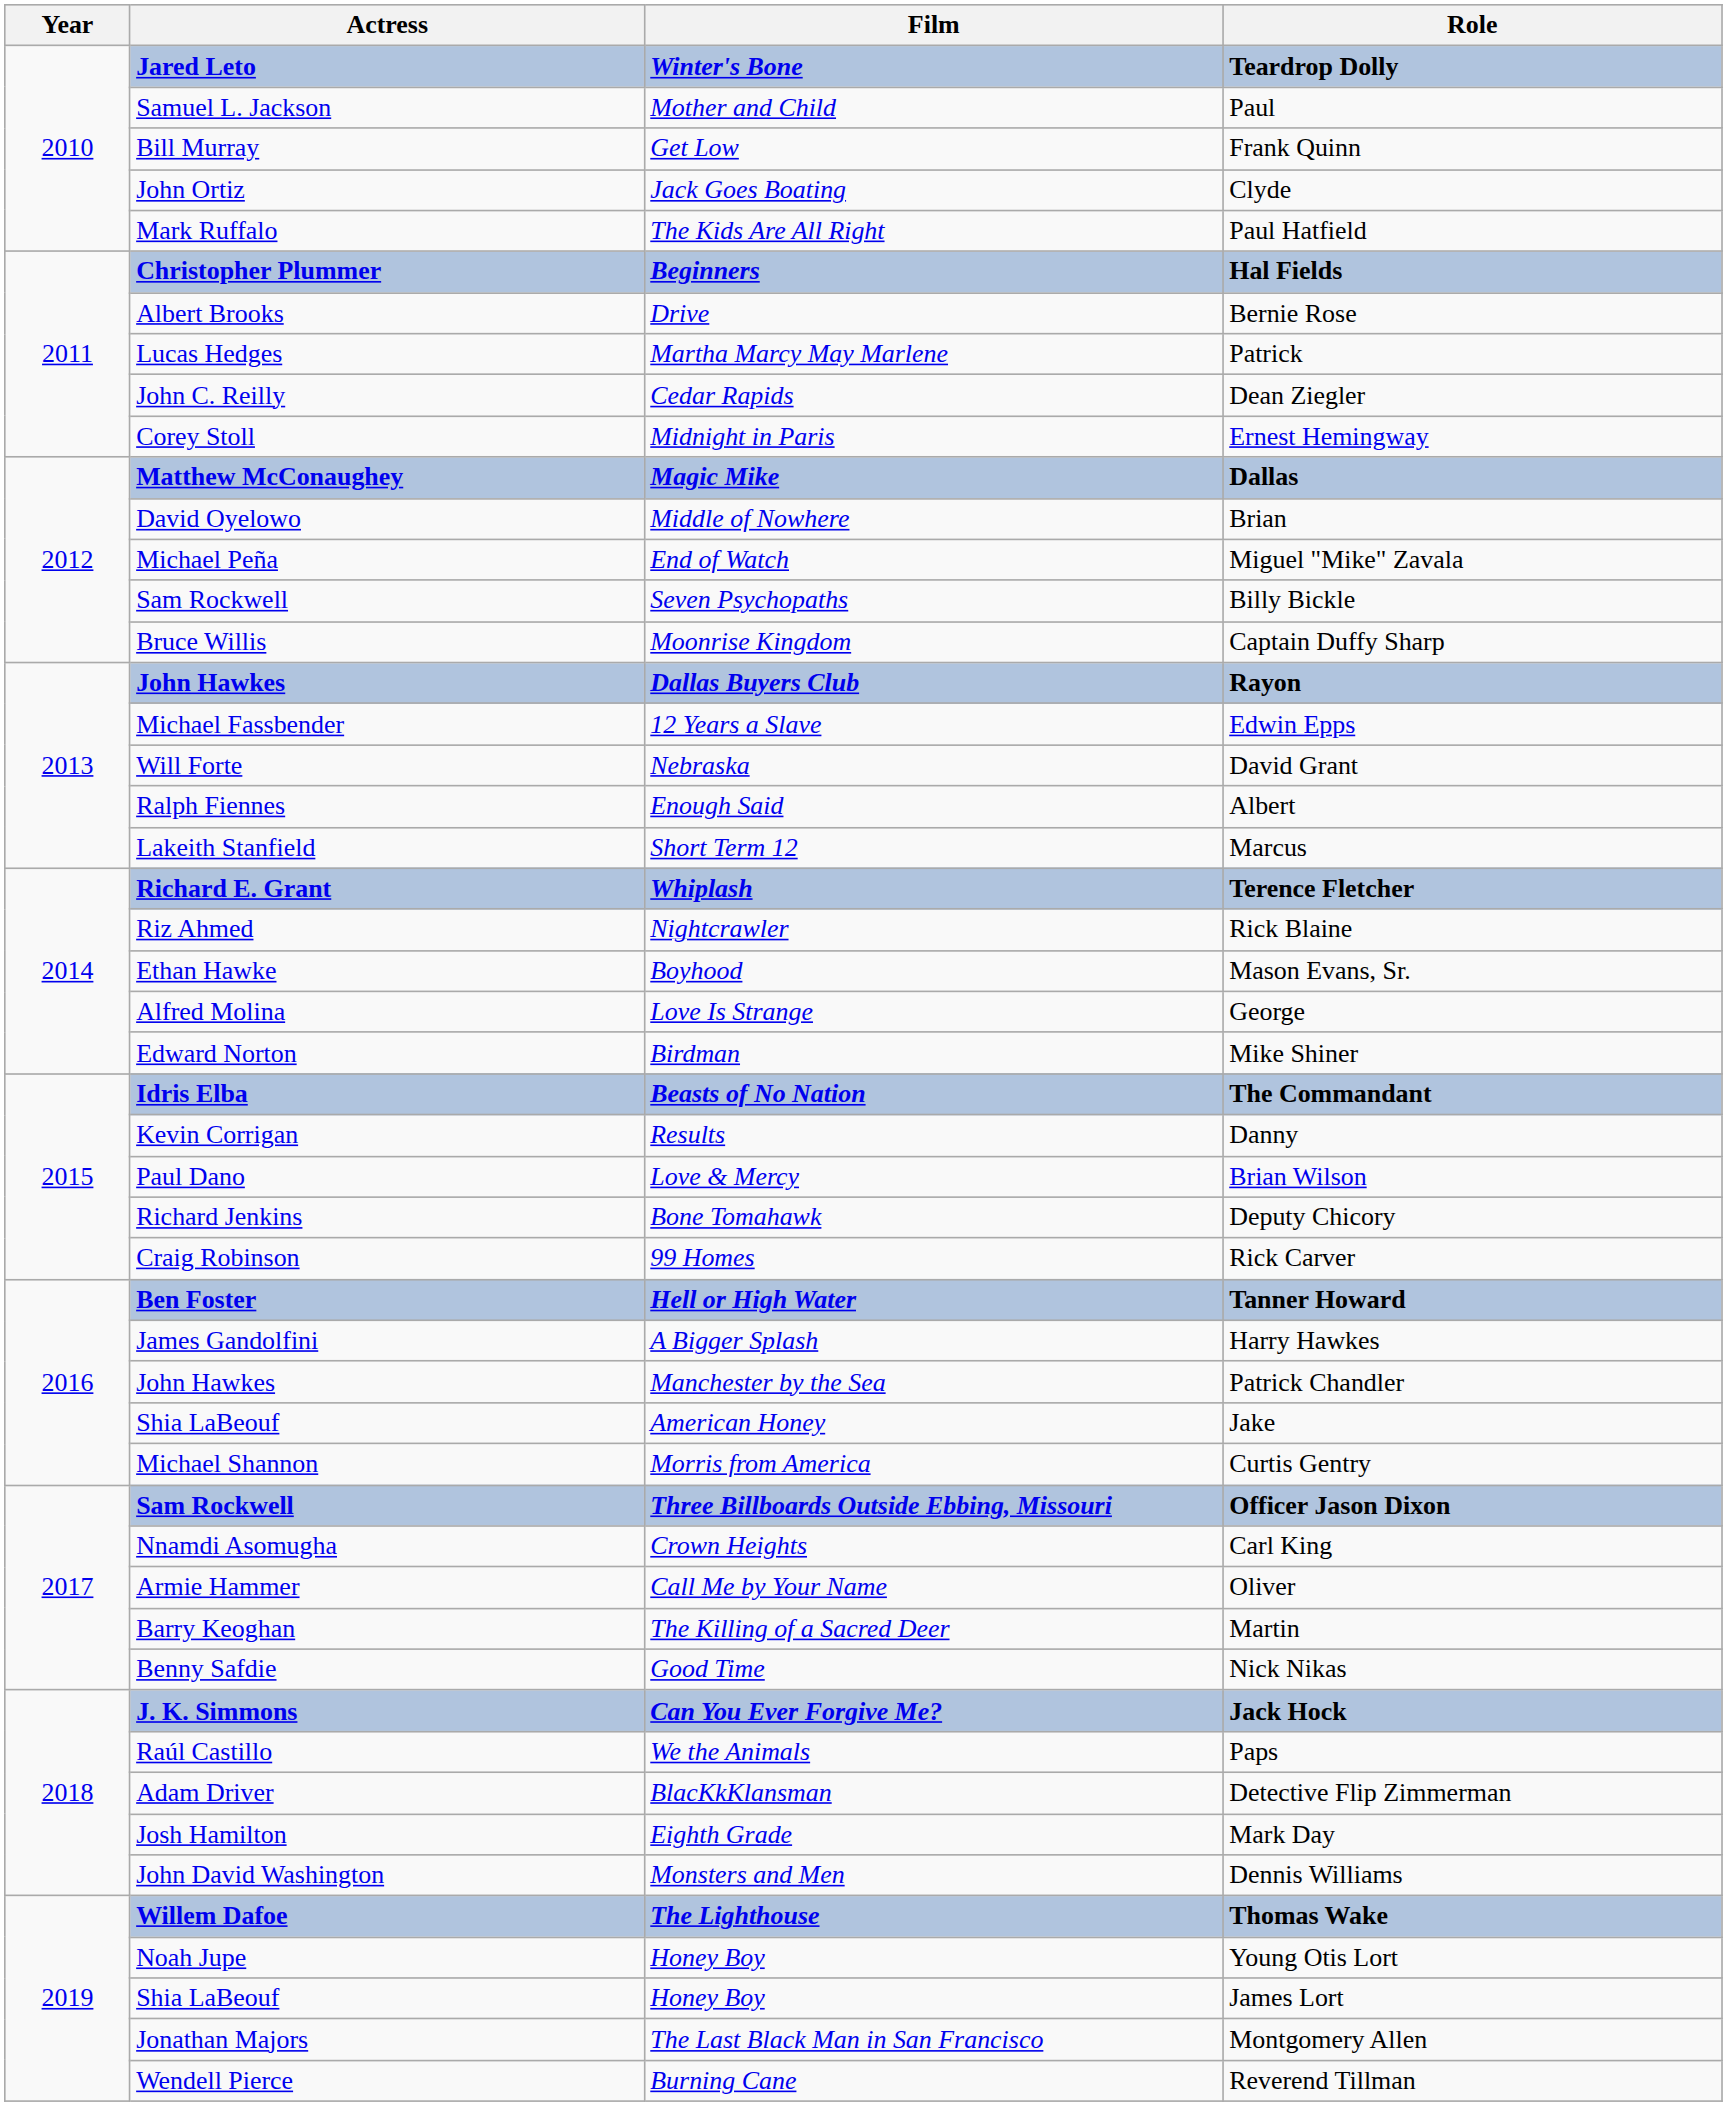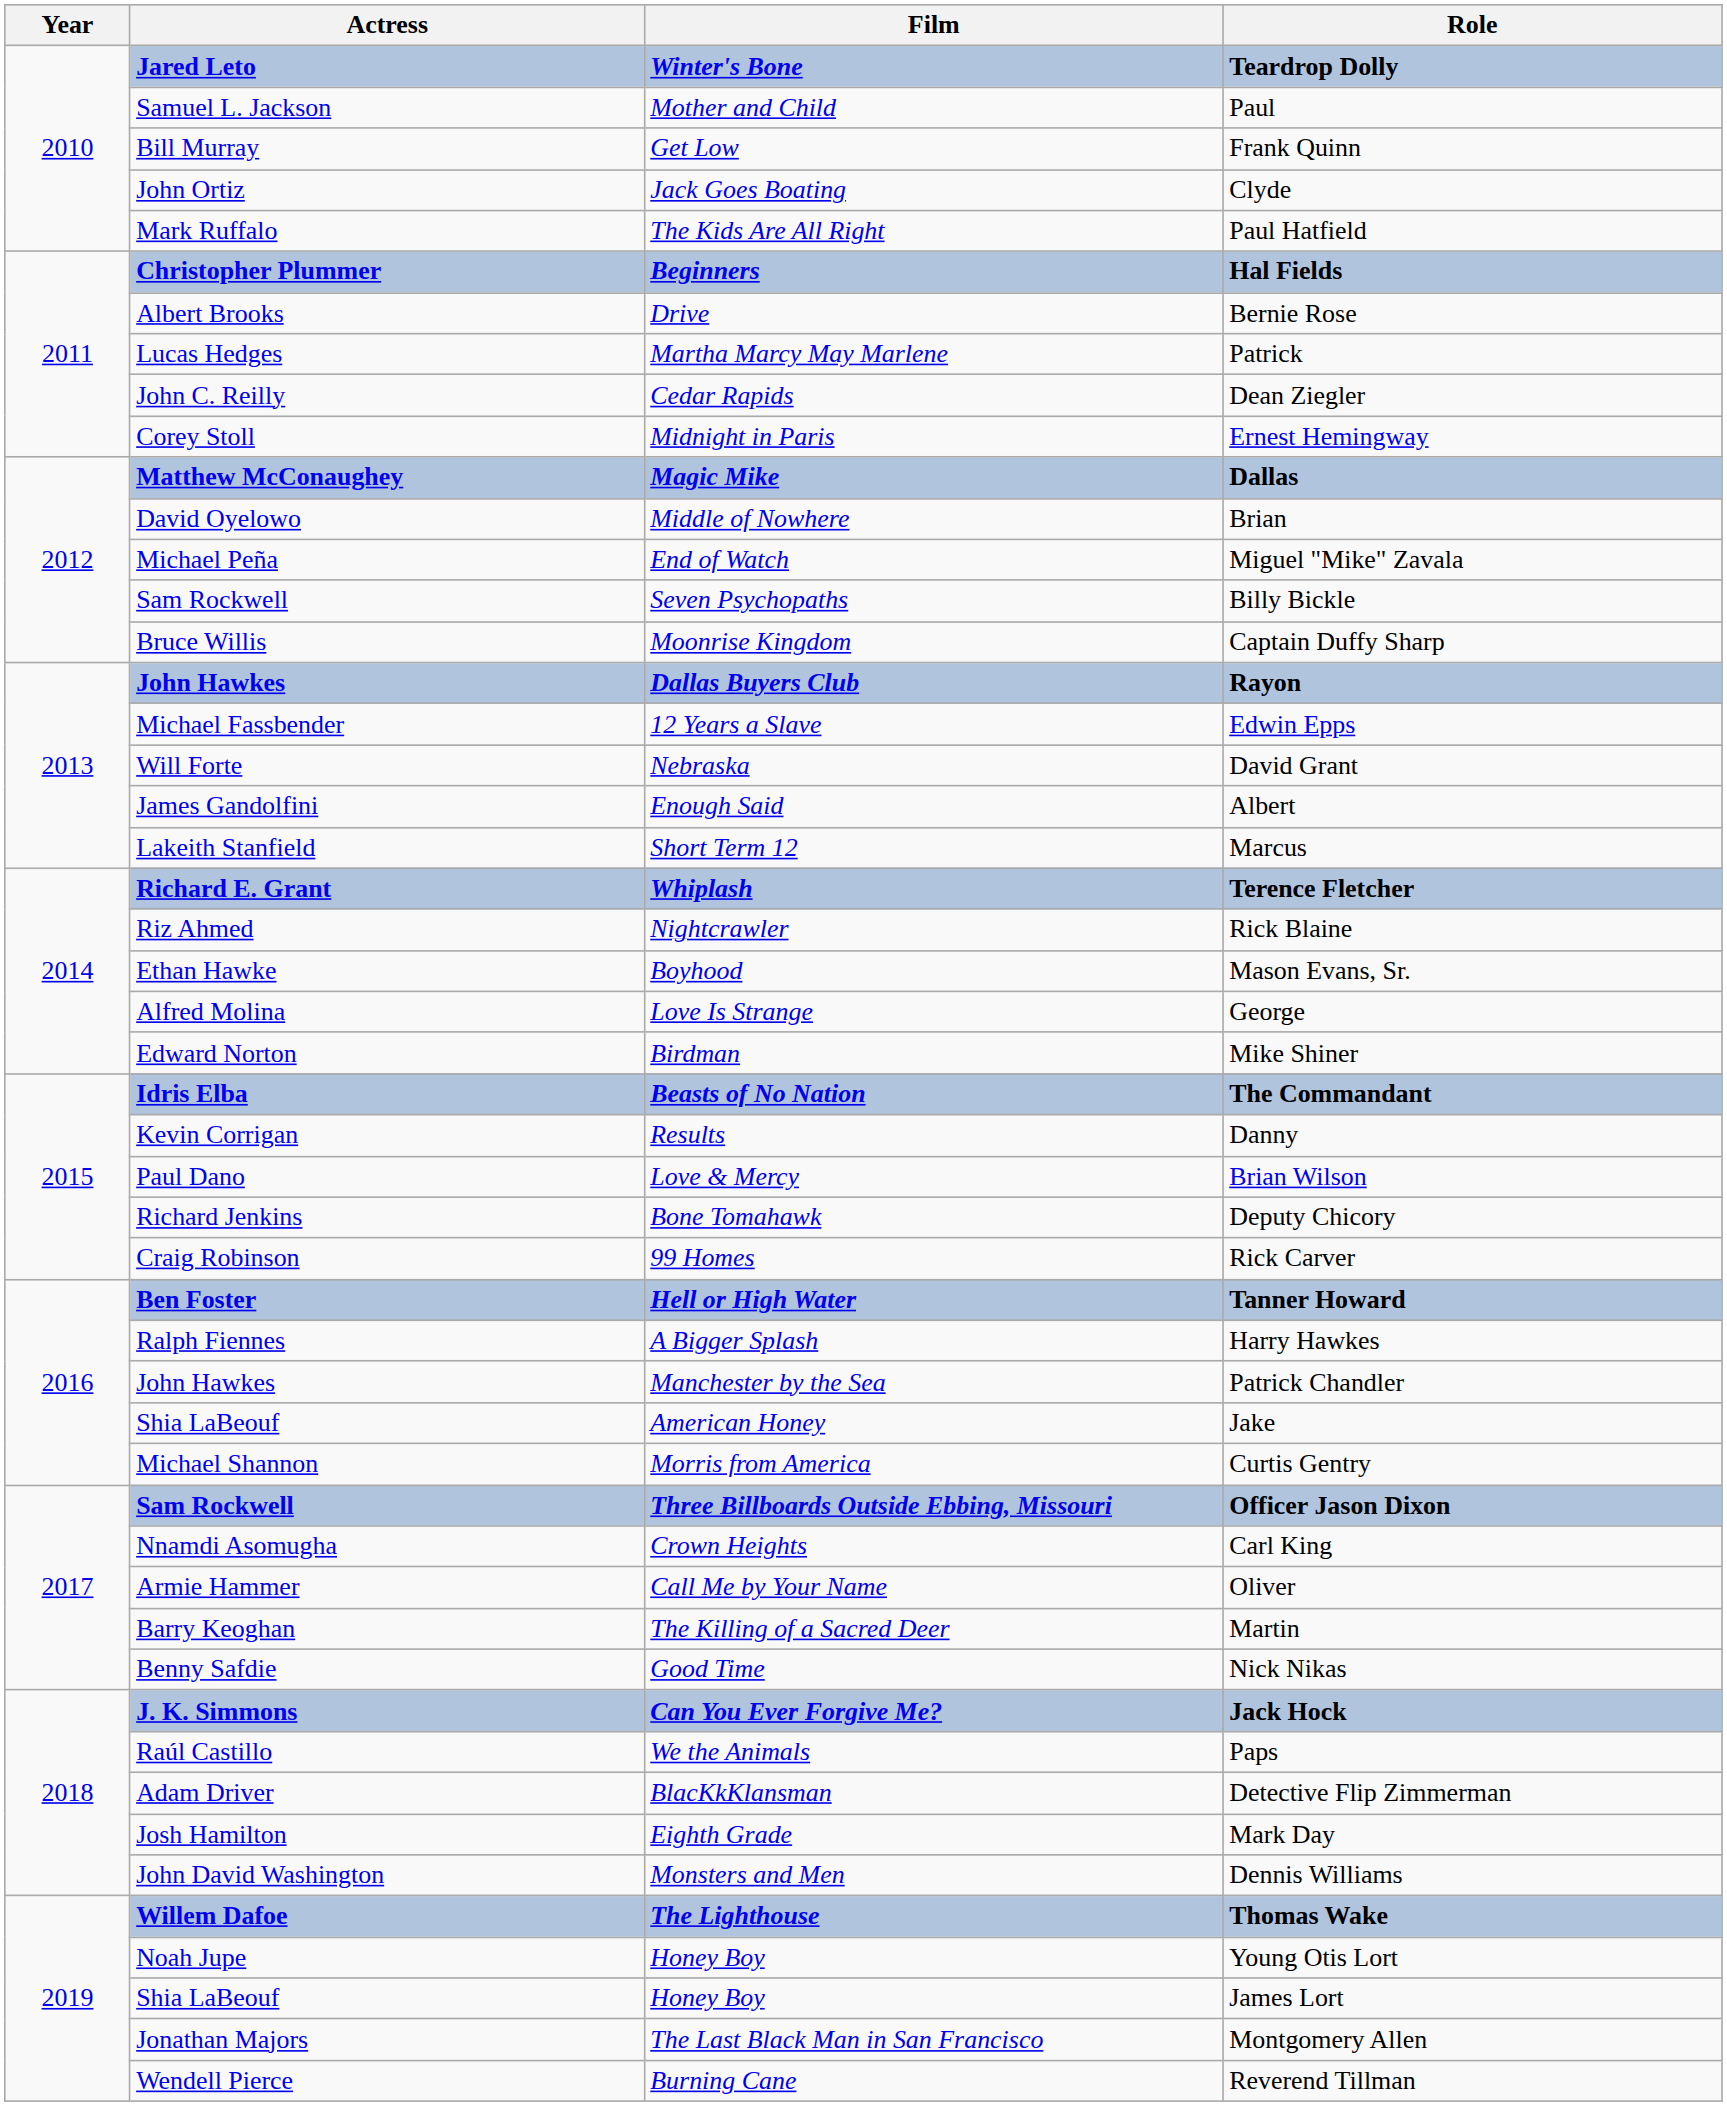(211, 806) Ralph Fiennes -> (227, 806) James Gandolfini
(227, 1340) James Gandolfini -> (211, 1340) Ralph Fiennes
